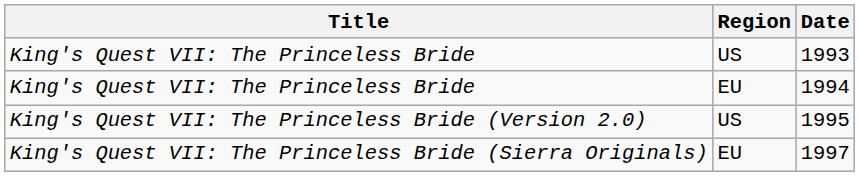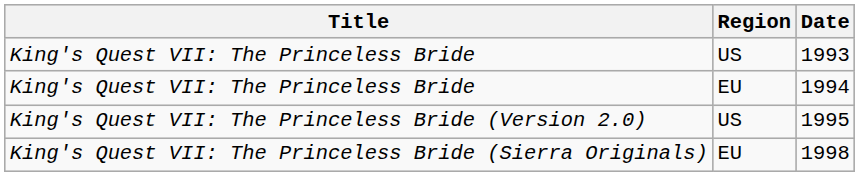(825, 154) 1997 -> (825, 154) 1998
